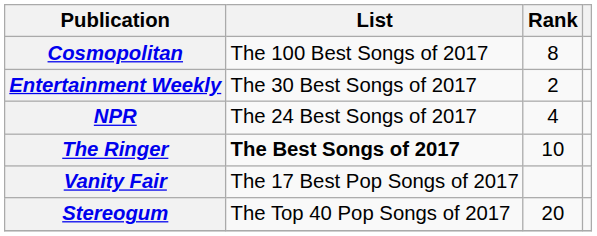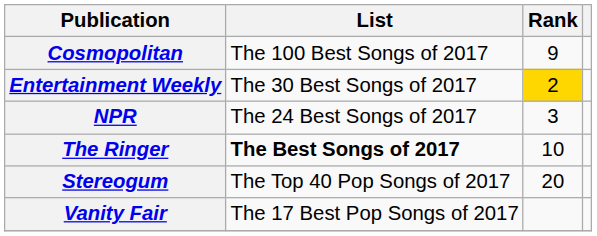(553, 52) 8 -> (553, 52) 9
(553, 85) no background -> (553, 85) gold background
(553, 117) 4 -> (553, 117) 3
rows swapped: (115, 213) <-> (115, 181)
